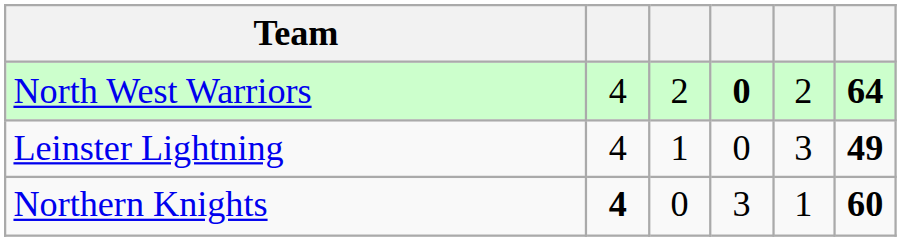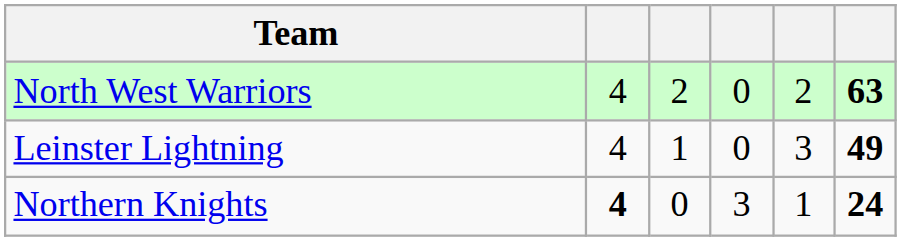(741, 90) bold -> (741, 90) normal
(865, 90) 64 -> (865, 90) 63
(865, 205) 60 -> (865, 205) 24
